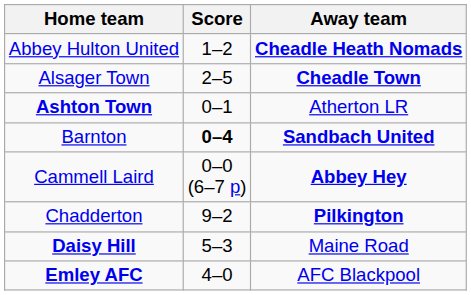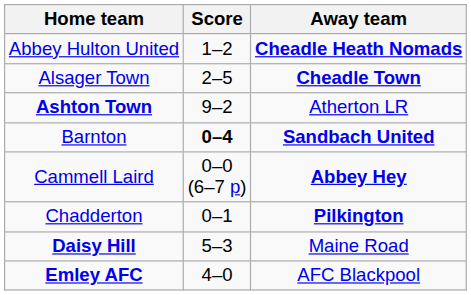(217, 107) 0–1 -> (217, 107) 9–2
(217, 216) 9–2 -> (217, 216) 0–1
